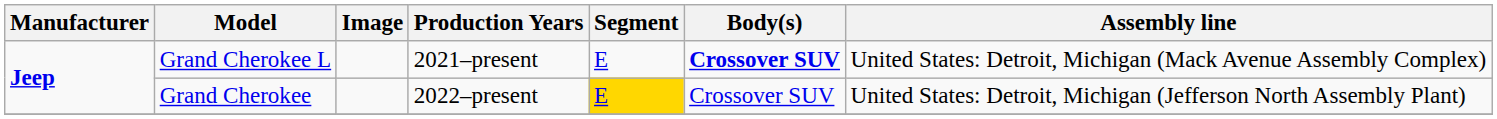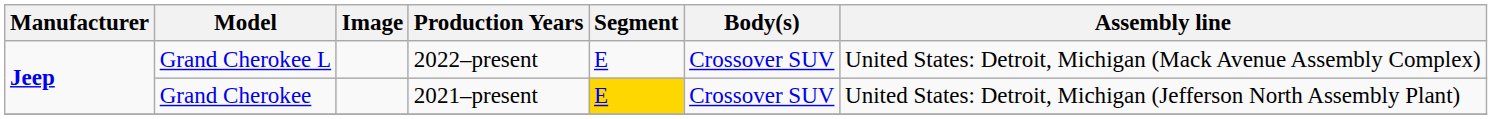(476, 59) 2021–present -> (476, 59) 2022–present
(765, 59) bold -> (762, 59) normal
(476, 95) 2022–present -> (476, 95) 2021–present
